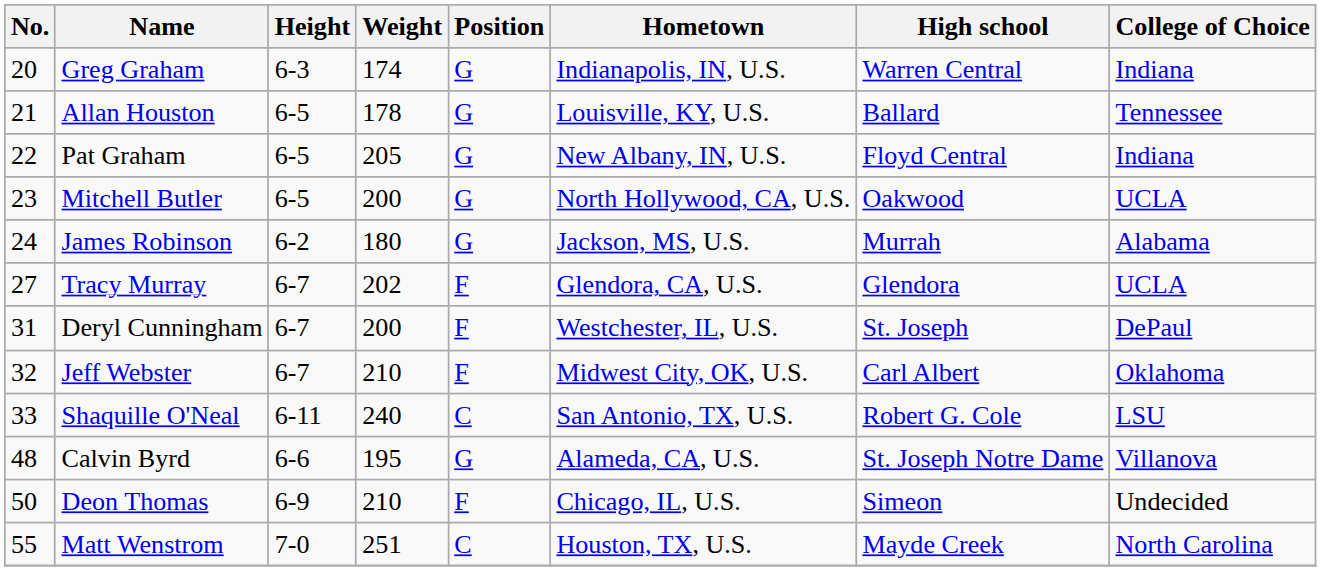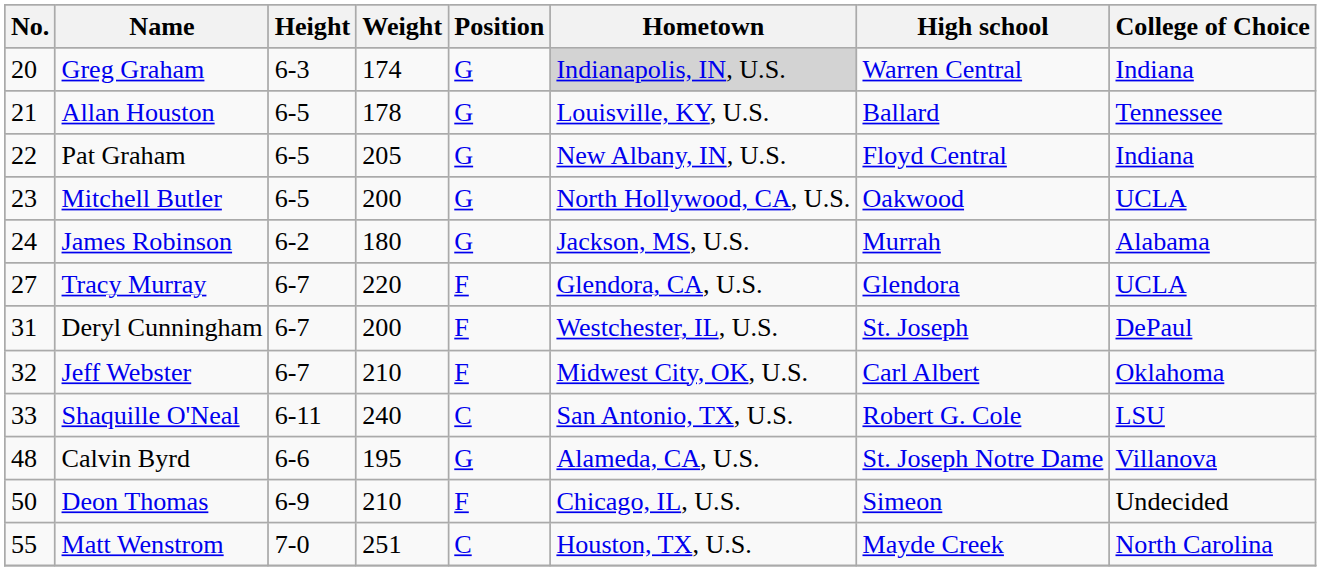(671, 69) no background -> (671, 69) lightgrey background
(382, 284) 202 -> (382, 284) 220
